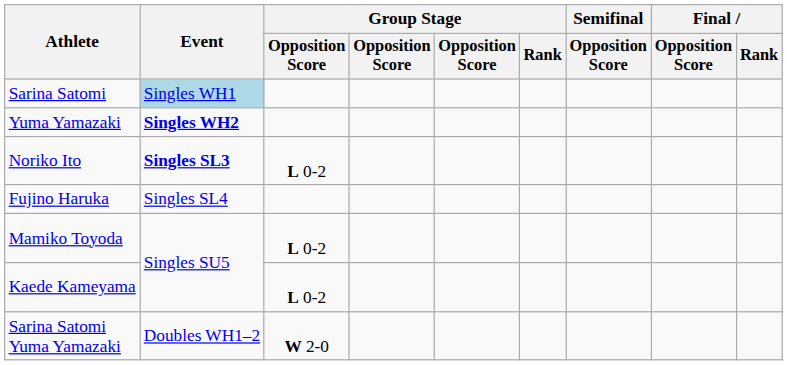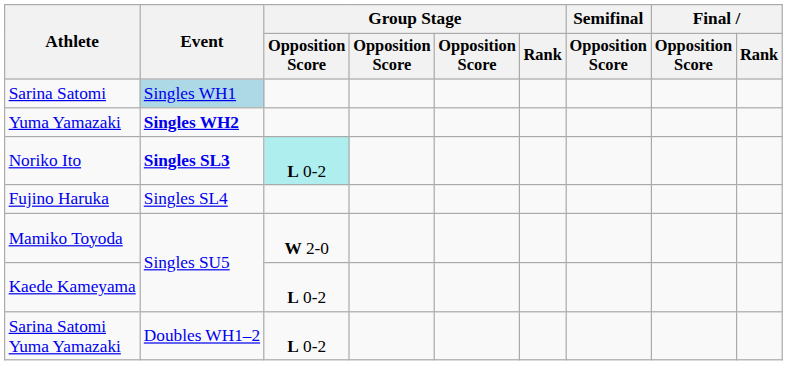(307, 171) no background -> (307, 171) paleturquoise background
(307, 248) L 0-2 -> (307, 248) W 2-0
(307, 346) W 2-0 -> (307, 346) L 0-2
